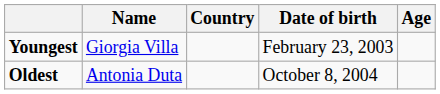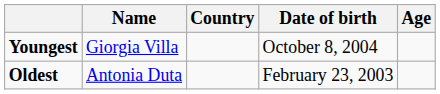(328, 46) February 23, 2003 -> (320, 46) October 8, 2004
(320, 74) October 8, 2004 -> (328, 74) February 23, 2003
